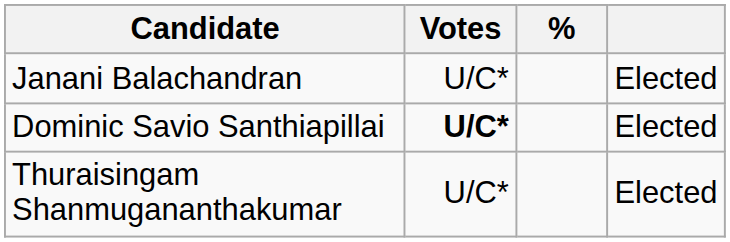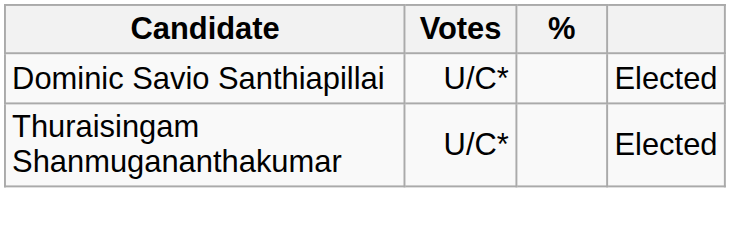- row: (157, 77)
(476, 126) bold -> (476, 77) normal
